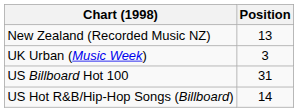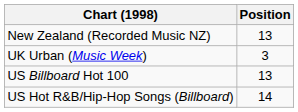(265, 76) 31 -> (265, 76) 13
